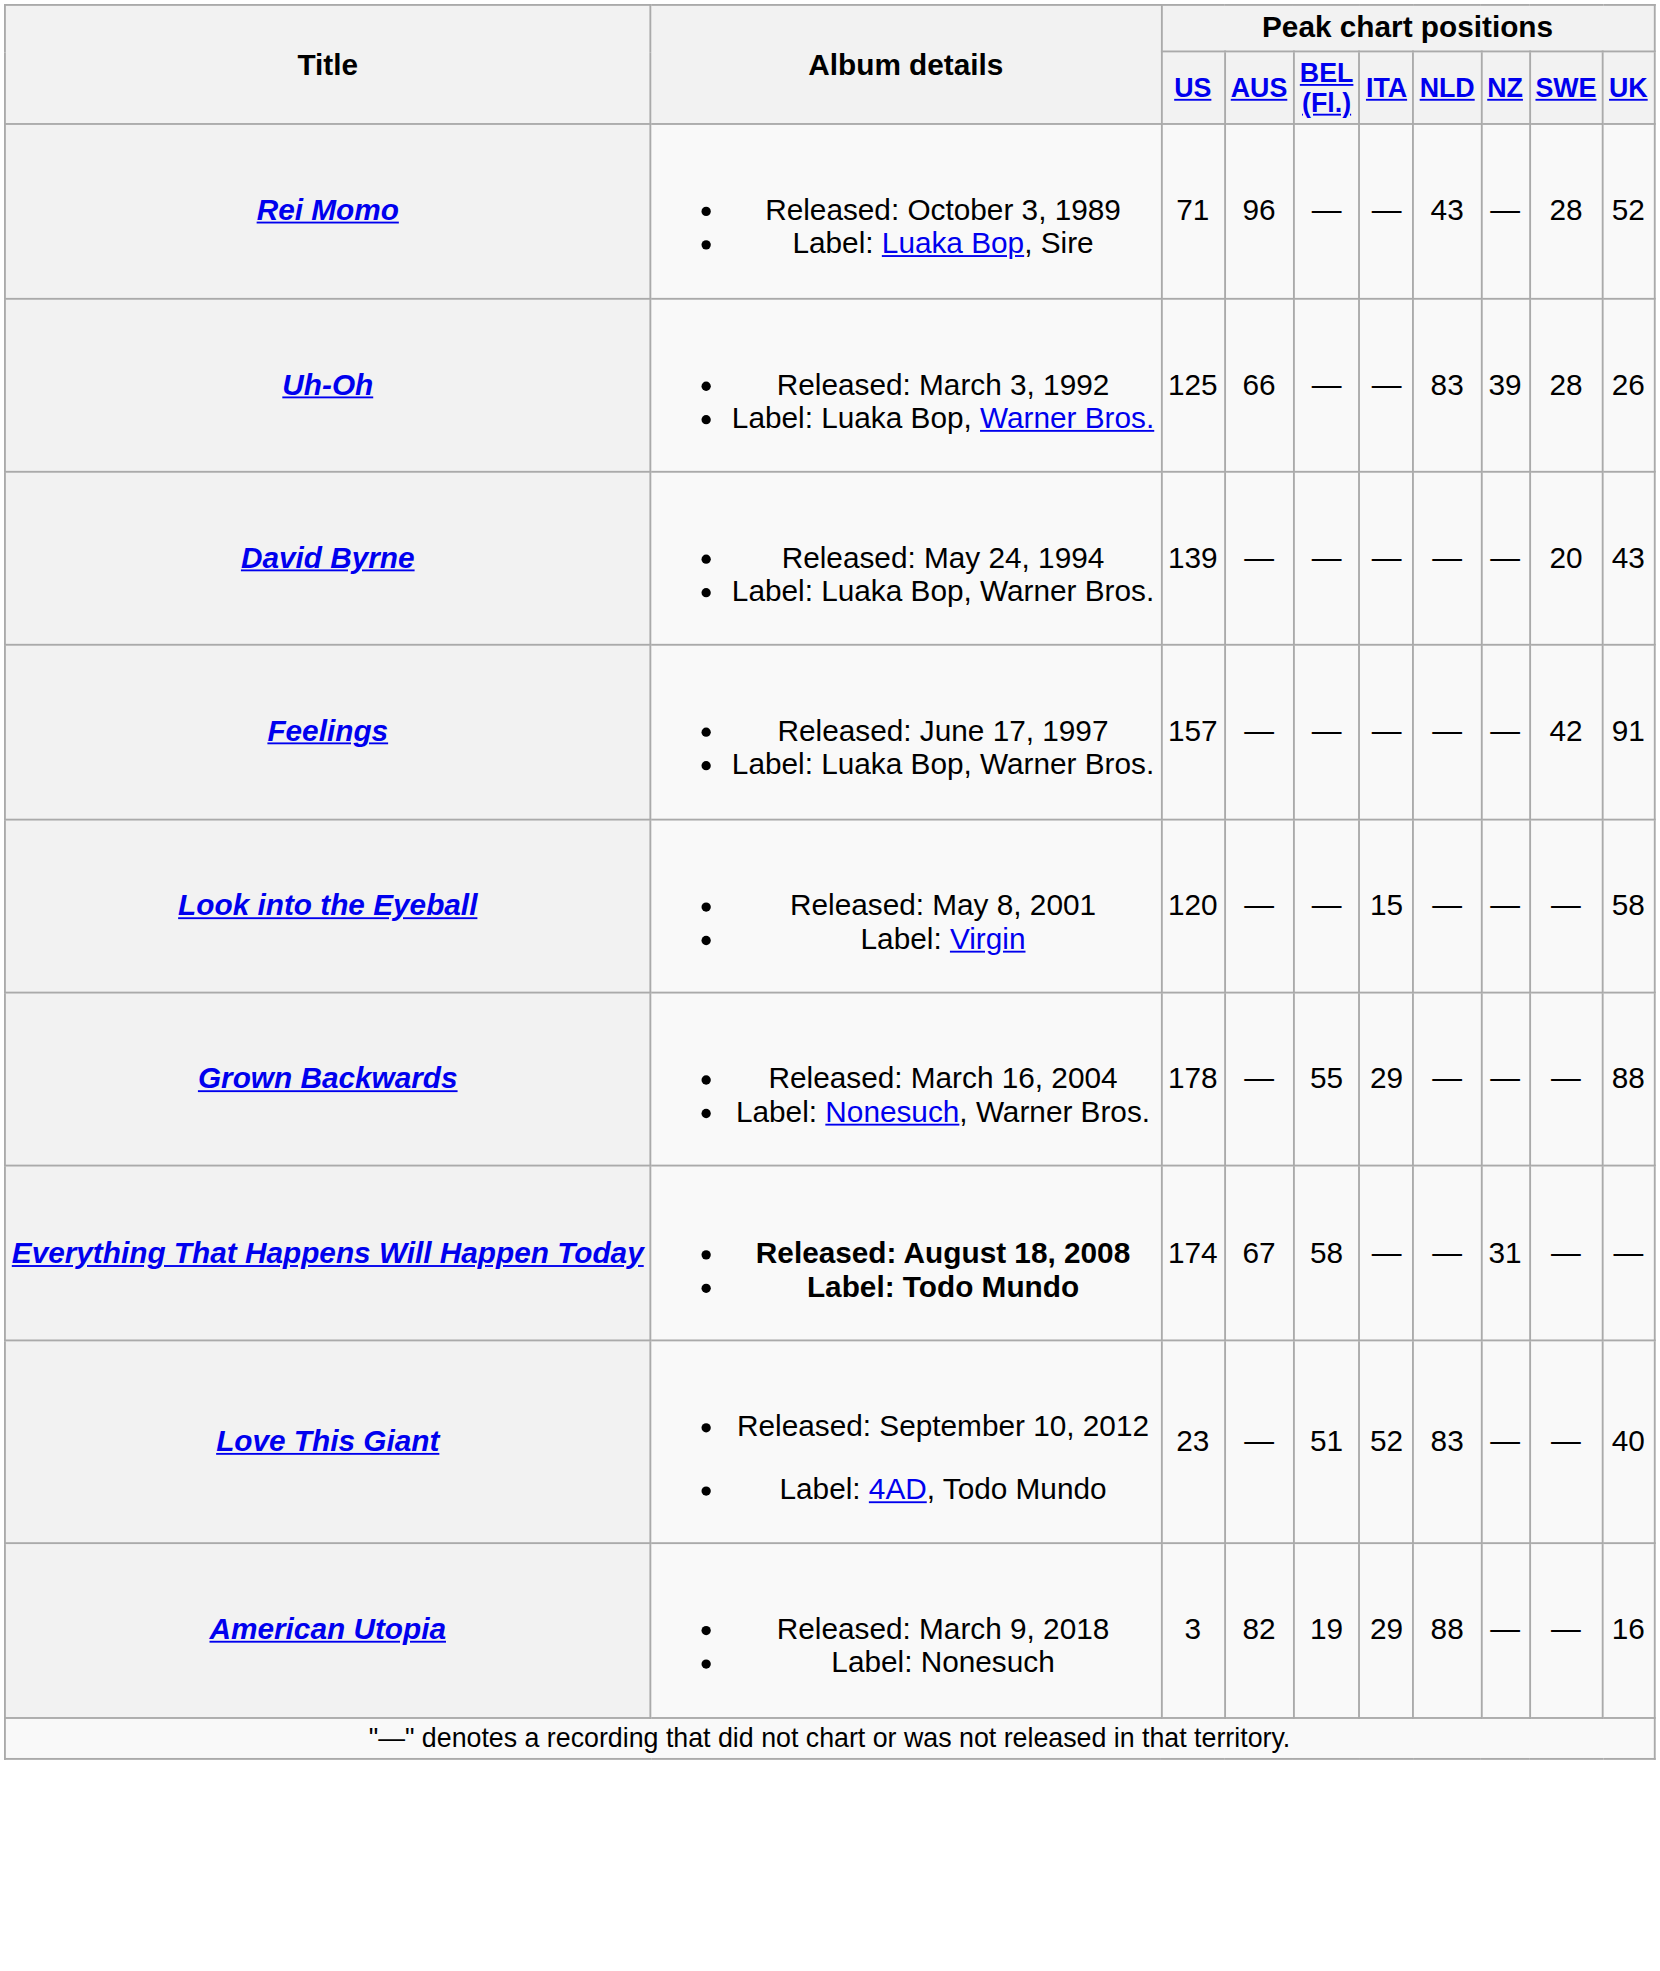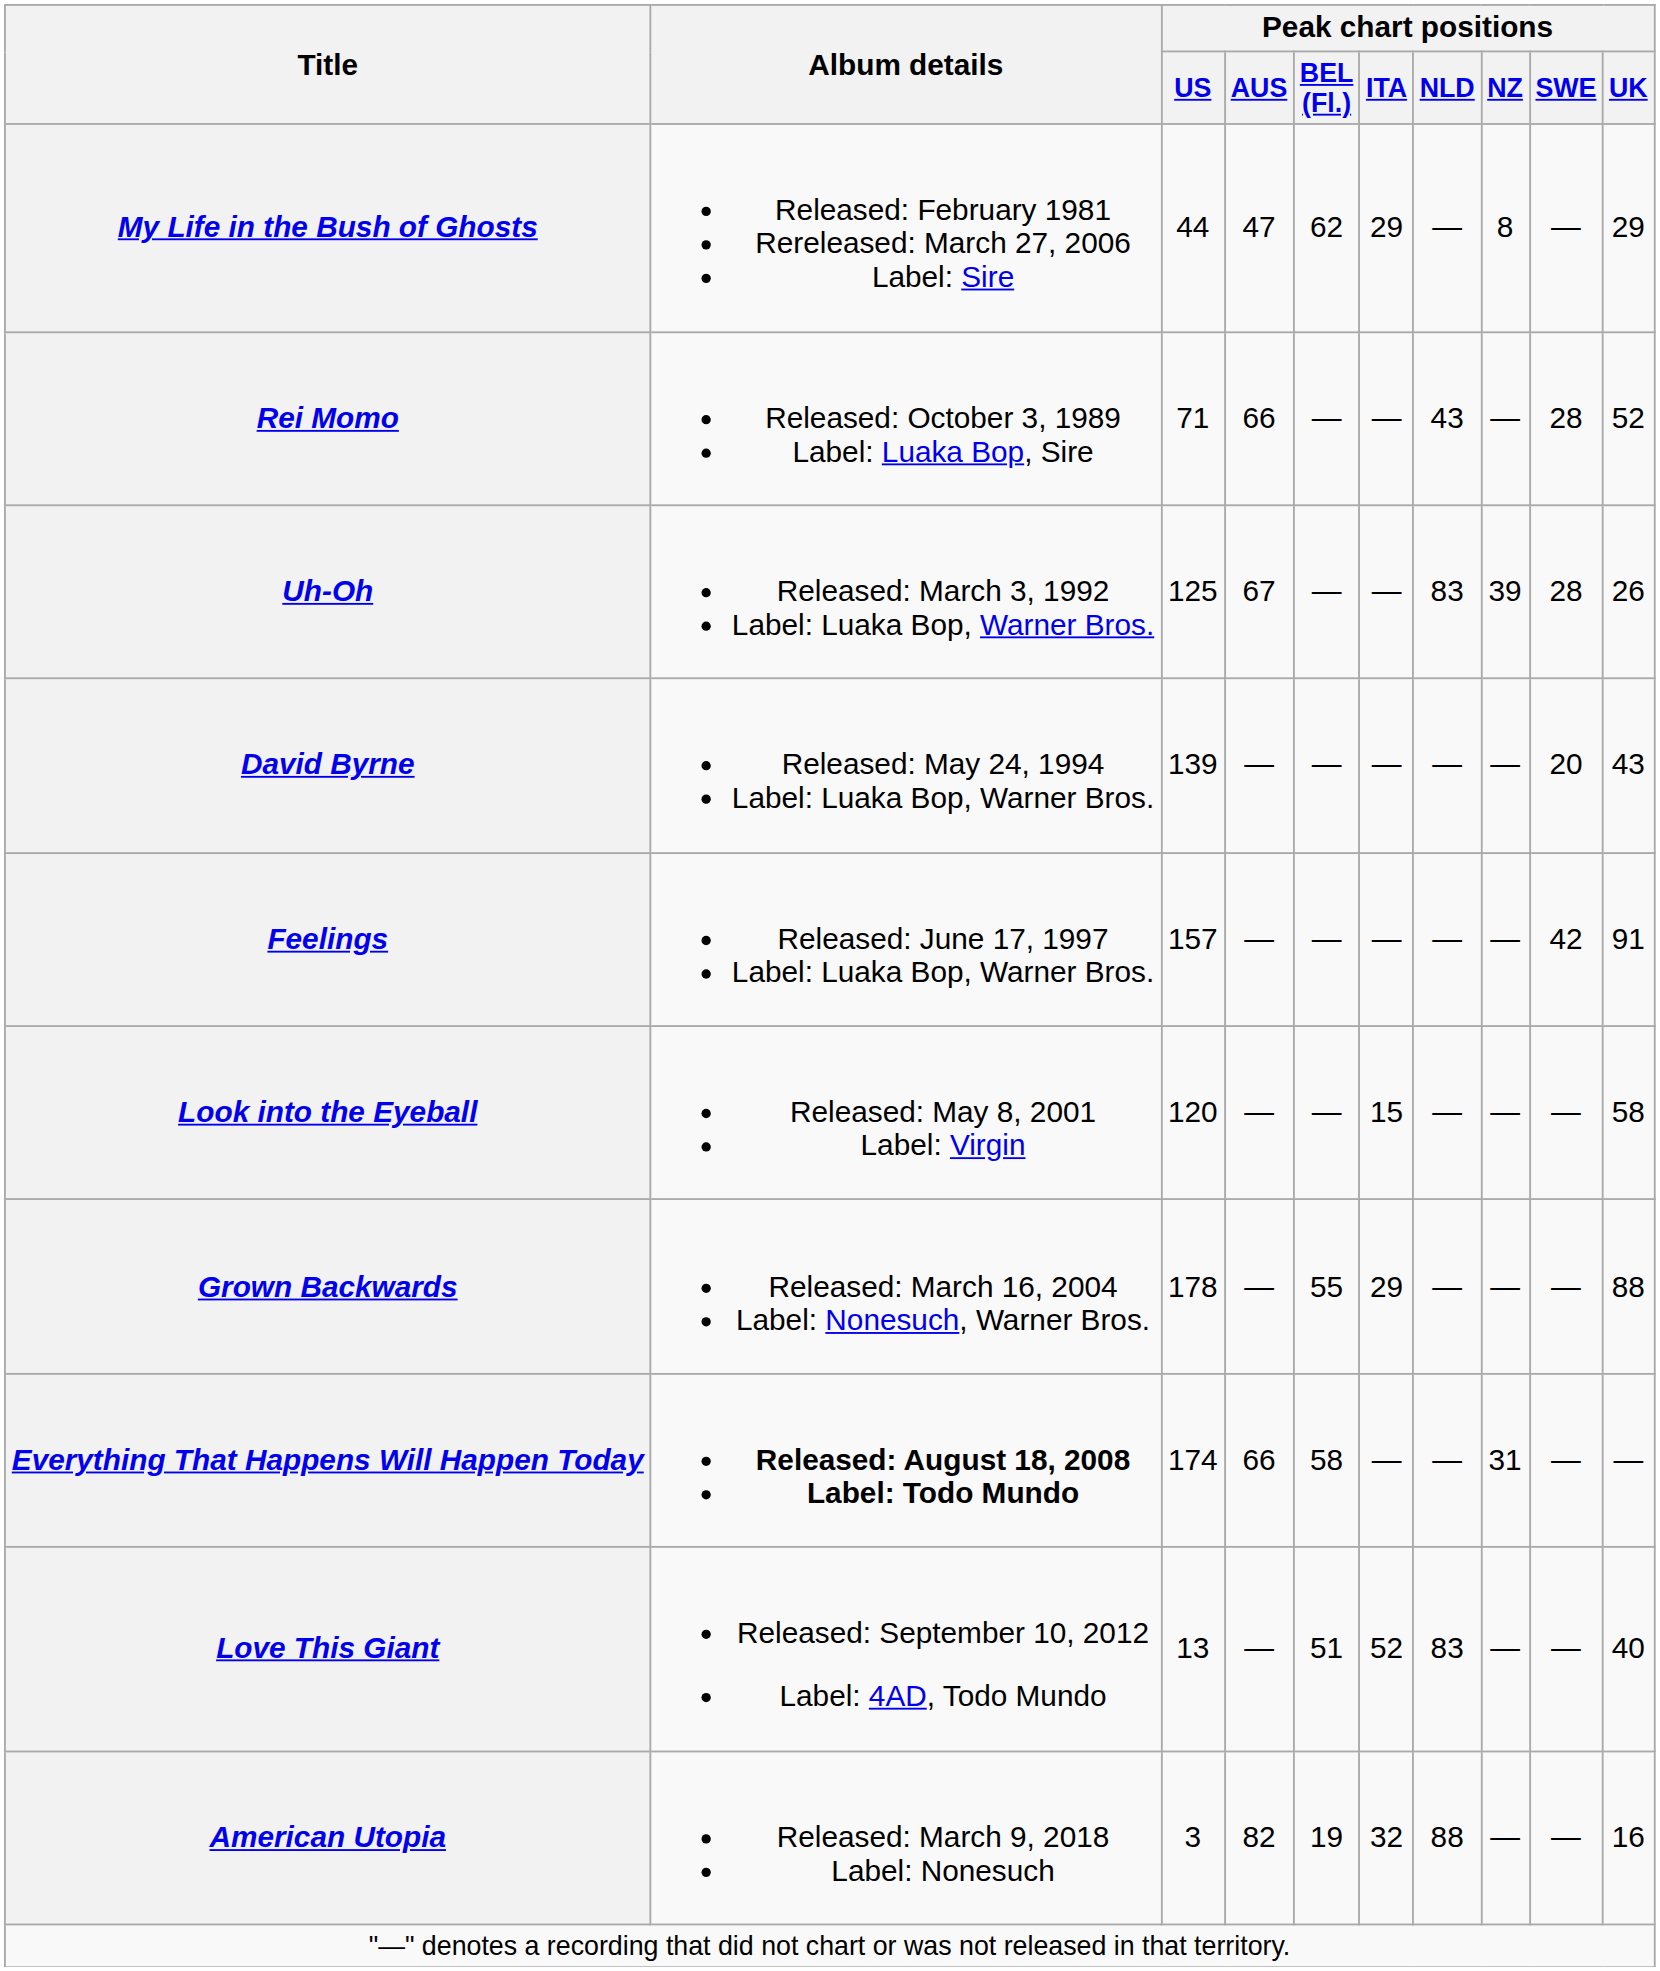+ row: (328, 227)
(1259, 210) 96 -> (1259, 417) 66
(1259, 384) 66 -> (1259, 591) 67
(1259, 1252) 67 -> (1259, 1459) 66
(1193, 1441) 23 -> (1193, 1648) 13
(1387, 1629) 29 -> (1387, 1836) 32
